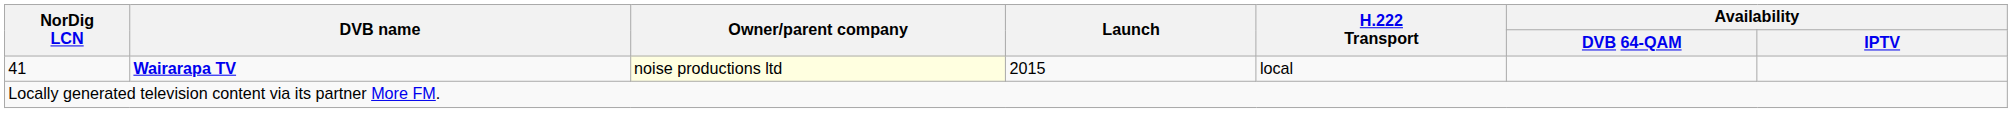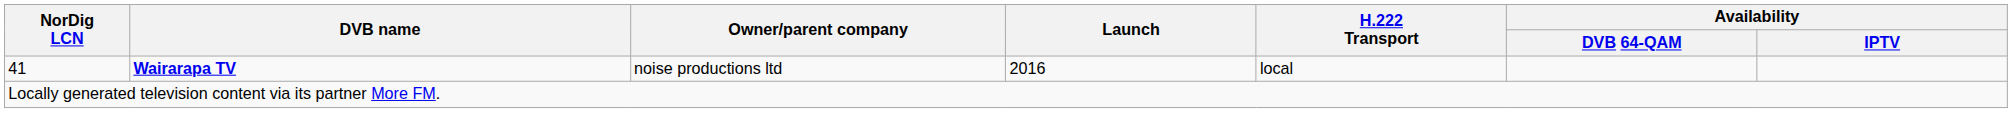(708, 68) lightyellow background -> (708, 68) no background
(1028, 68) 2015 -> (1028, 68) 2016
